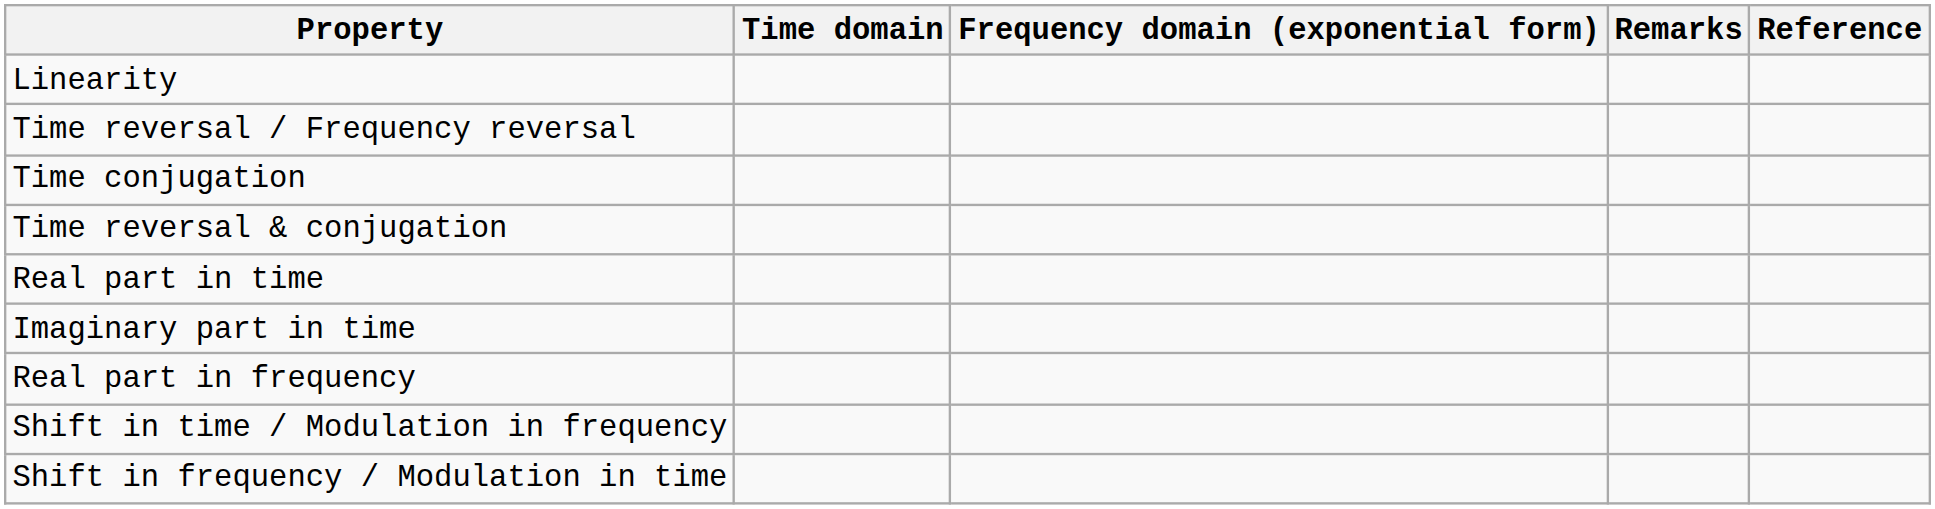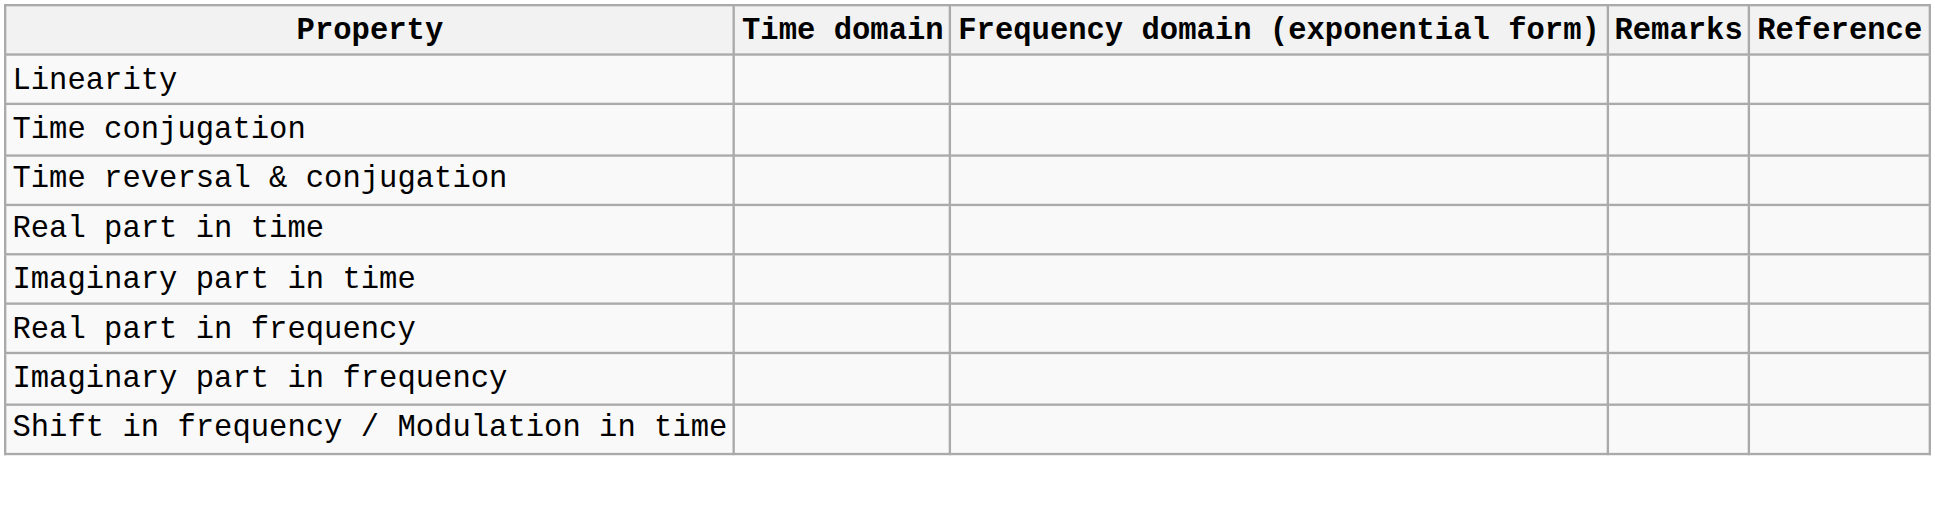- row: (324, 130)
+ row: (260, 379)
- row: (370, 428)
